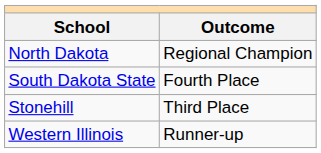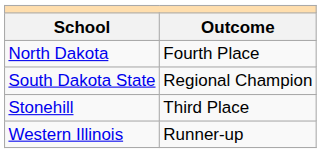(238, 53) Regional Champion -> (211, 53) Fourth Place
(211, 80) Fourth Place -> (238, 80) Regional Champion
